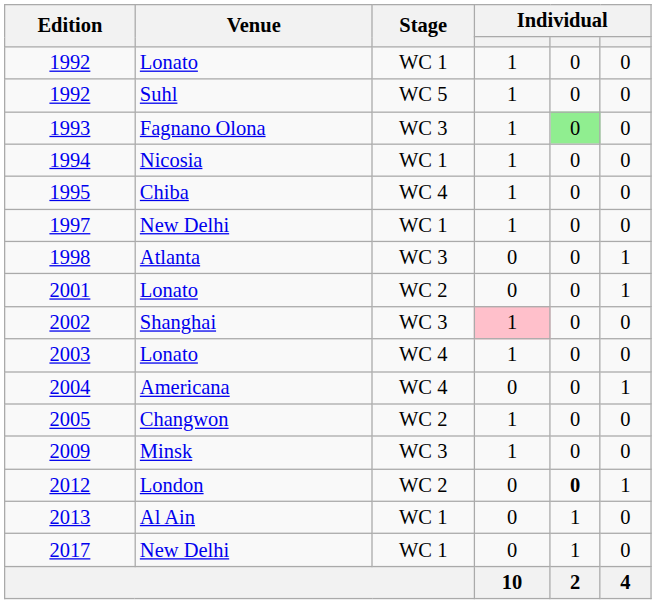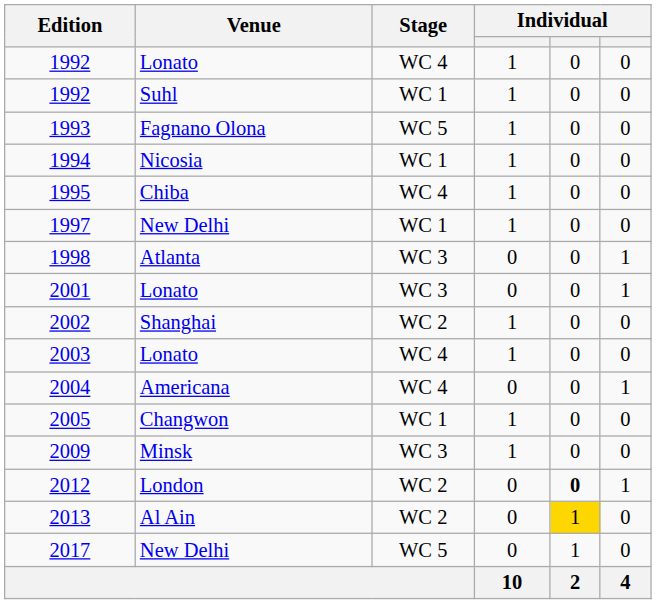(423, 62) WC 1 -> (423, 62) WC 4
(423, 95) WC 5 -> (423, 95) WC 1
(423, 127) WC 3 -> (423, 127) WC 5
(575, 127) lightgreen background -> (575, 127) no background
(423, 290) WC 2 -> (423, 290) WC 3
(423, 322) WC 3 -> (423, 322) WC 2
(512, 322) pink background -> (512, 322) no background
(423, 419) WC 2 -> (423, 419) WC 1
(423, 517) WC 1 -> (423, 517) WC 2
(575, 517) no background -> (575, 517) gold background
(423, 549) WC 1 -> (423, 549) WC 5
